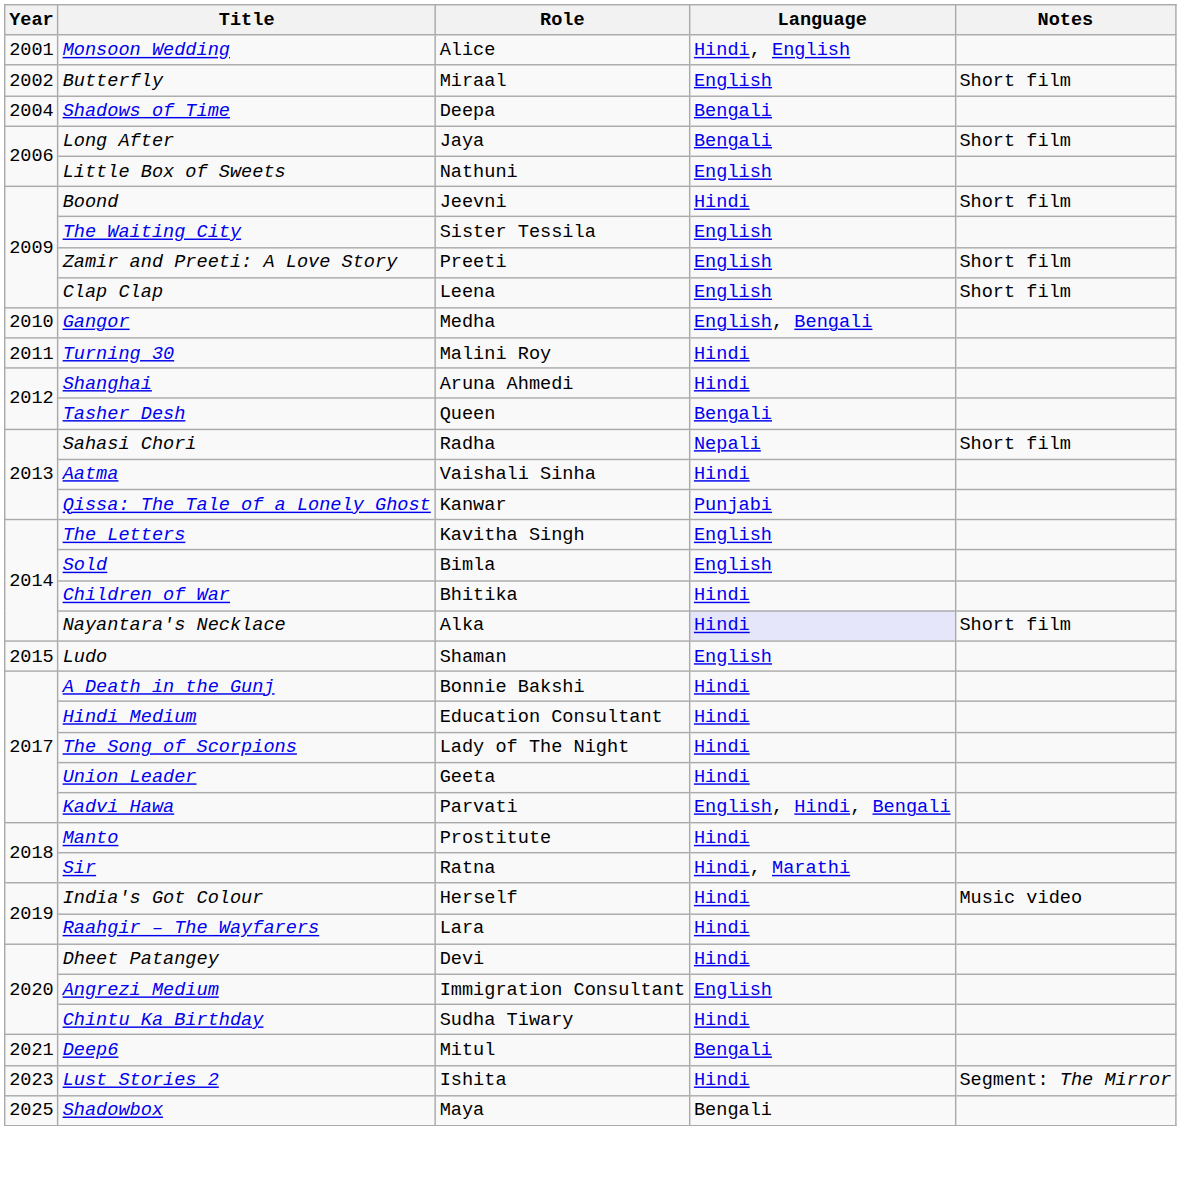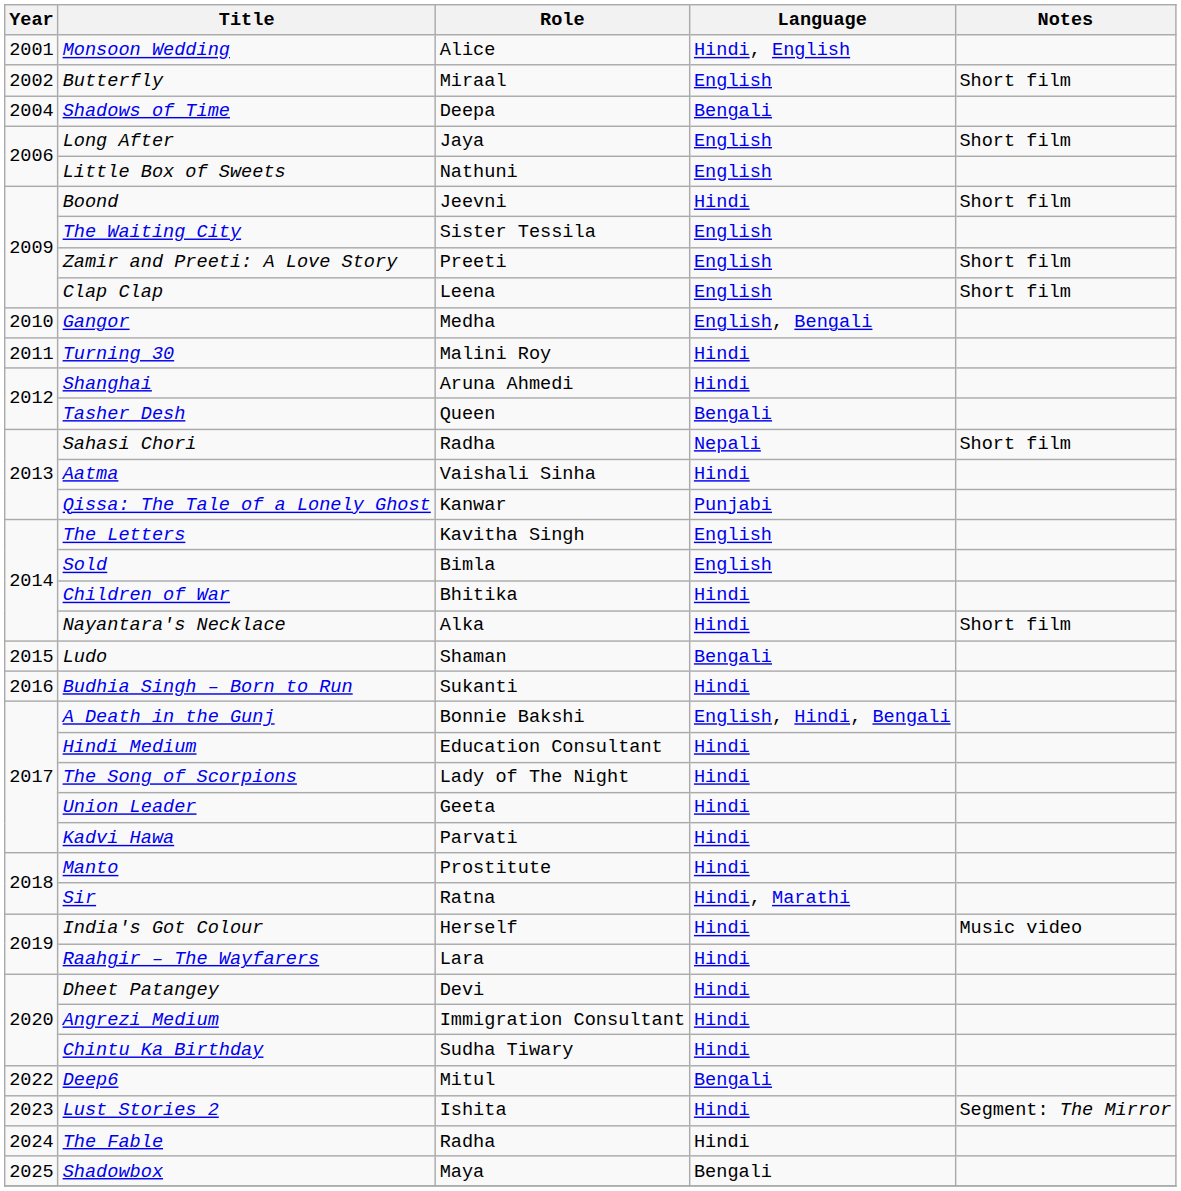(733, 141) Bengali -> (733, 141) English
(722, 626) lavender background -> (722, 626) no background
(733, 656) English -> (733, 656) Bengali
+ row: (208, 686)
(722, 686) Hindi -> (822, 717) English, Hindi, Bengali
(822, 808) English, Hindi, Bengali -> (722, 838) Hindi
(733, 989) English -> (722, 1020) Hindi
(31, 1050) 2021 -> (31, 1080) 2022
+ row: (113, 1141)
